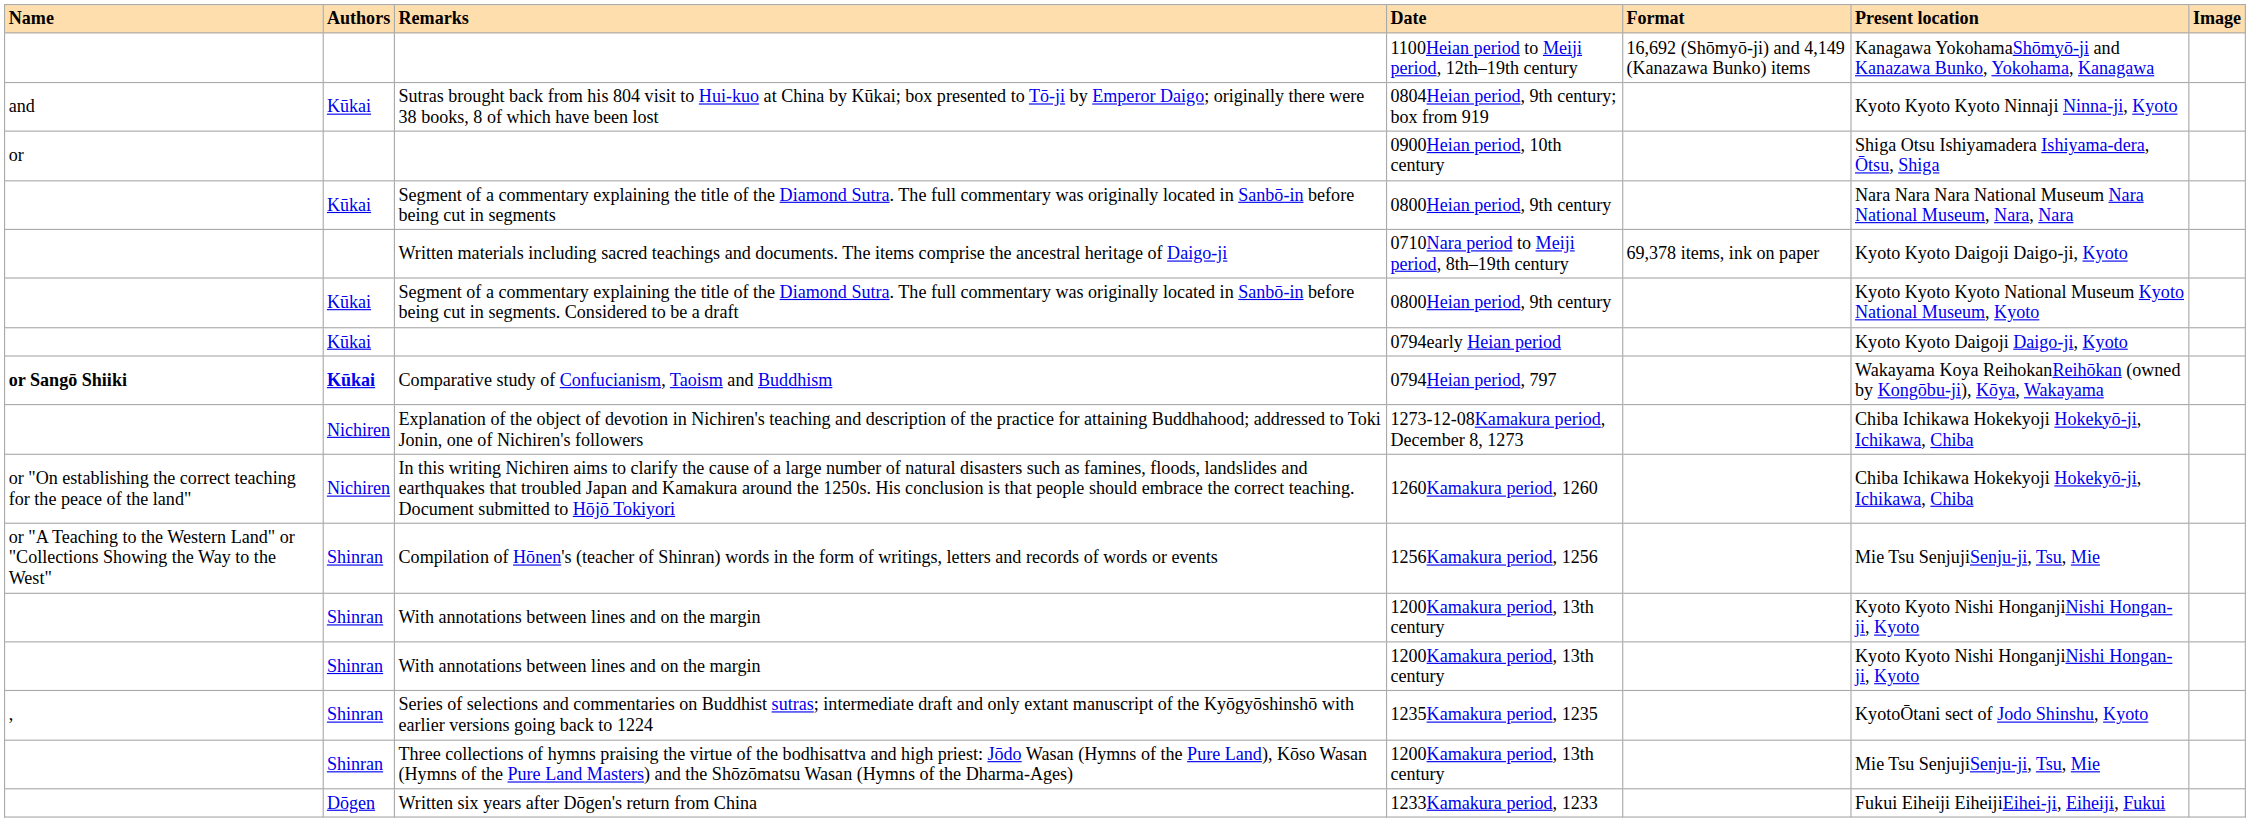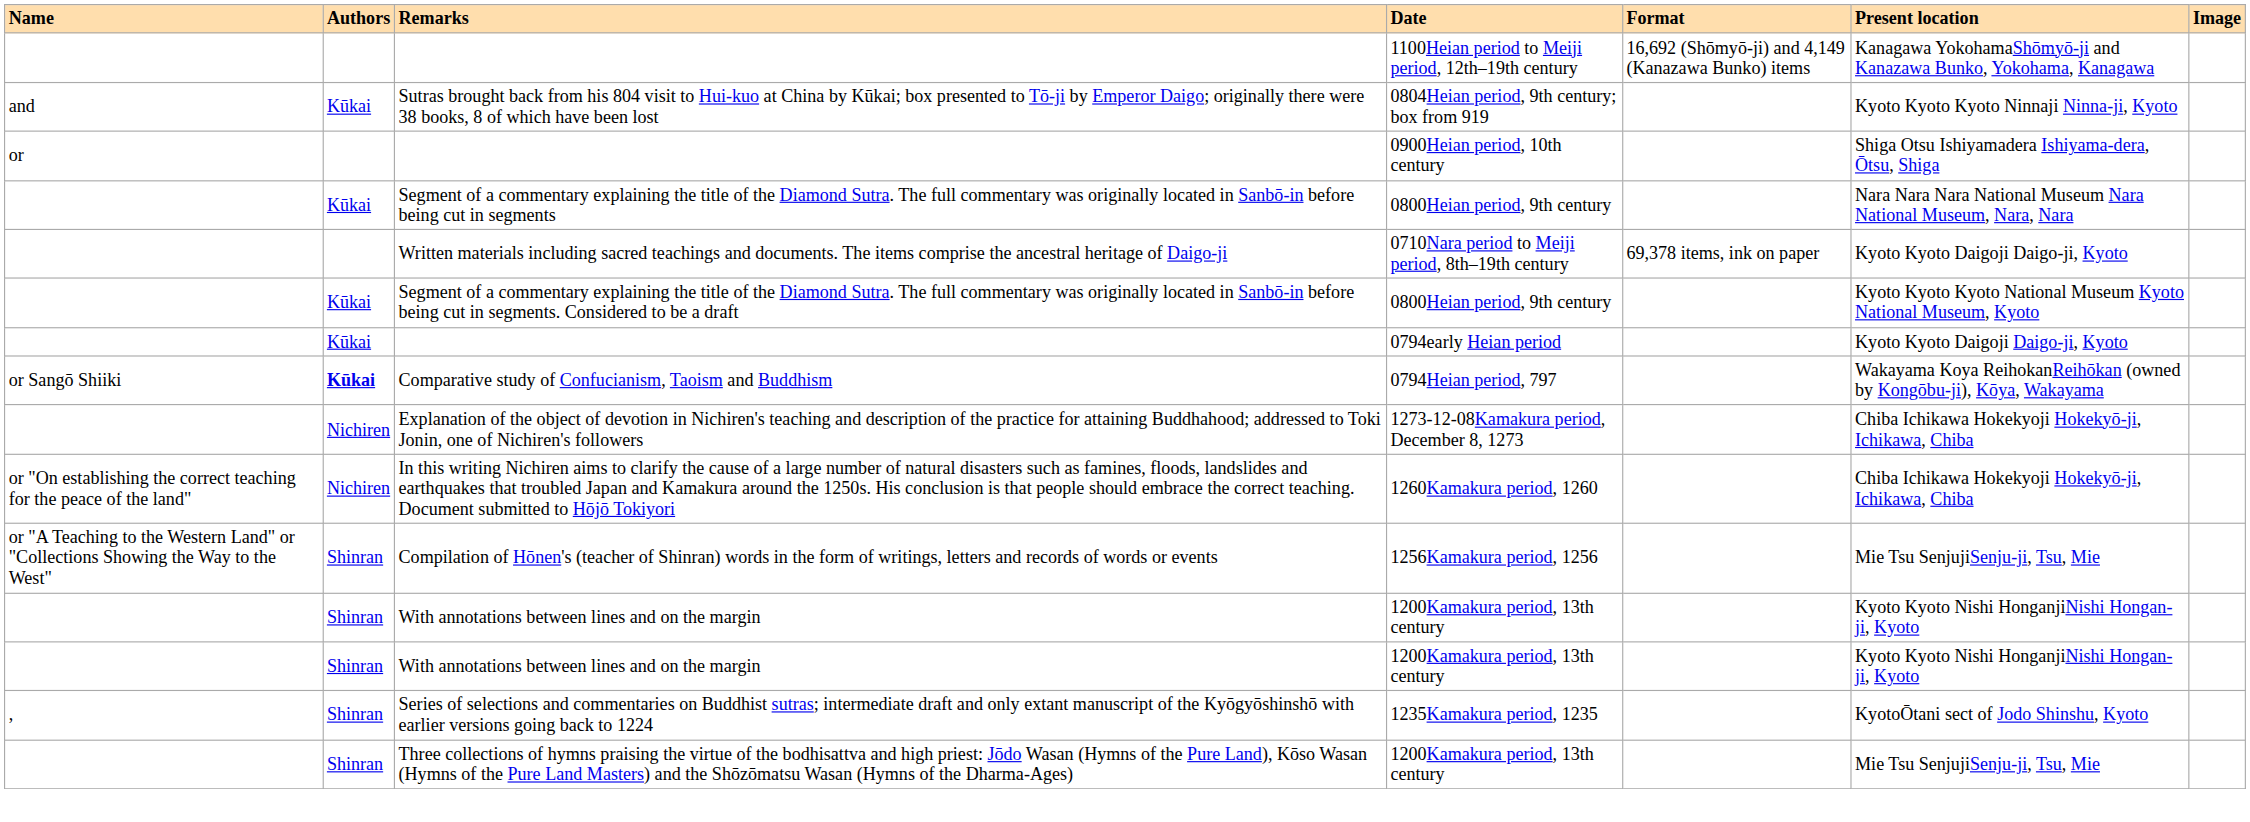(68, 380) bold -> (65, 380) normal
- row: (578, 803)
